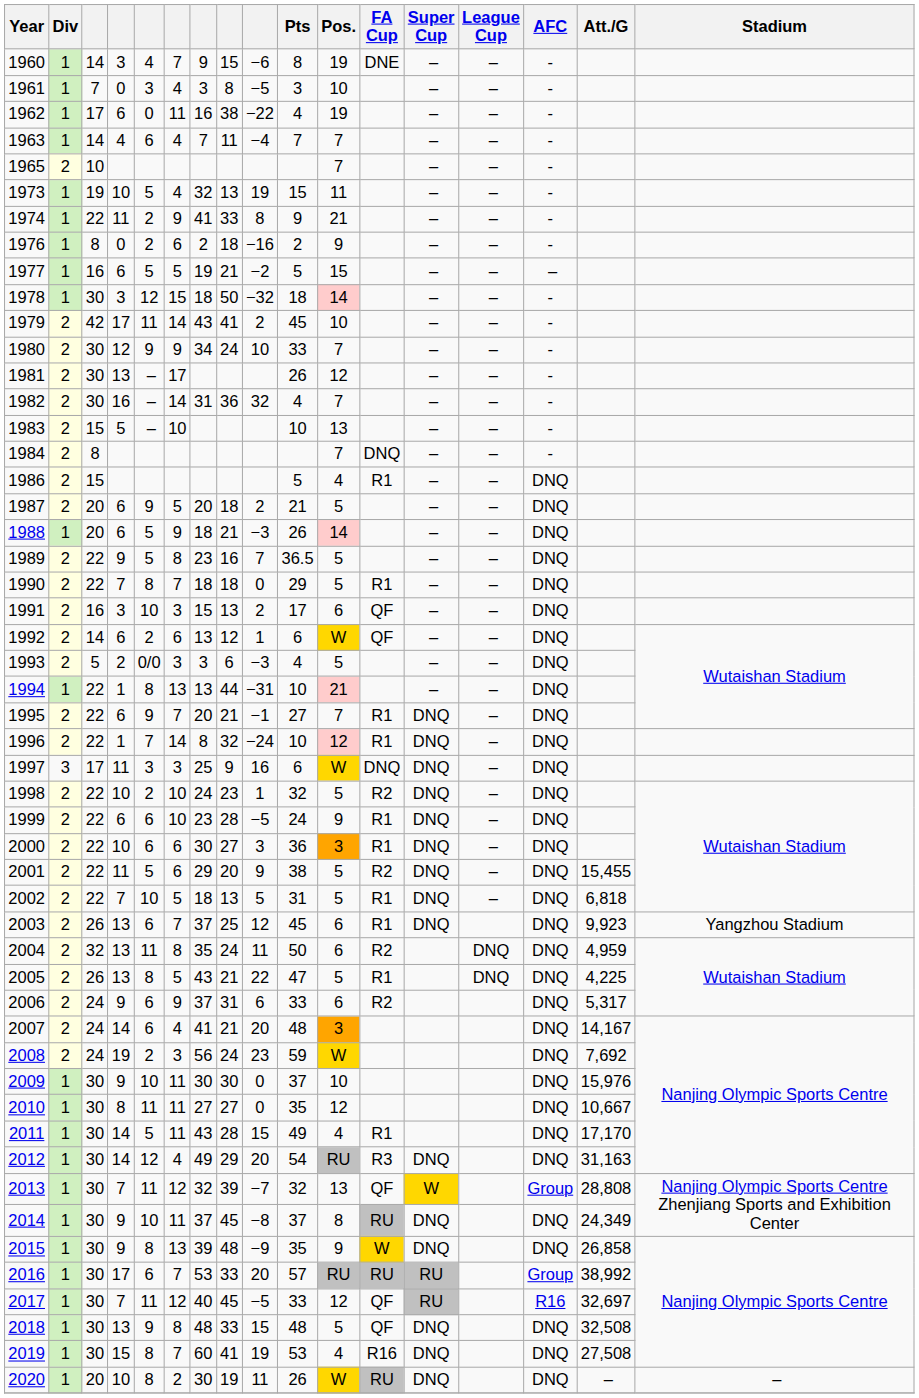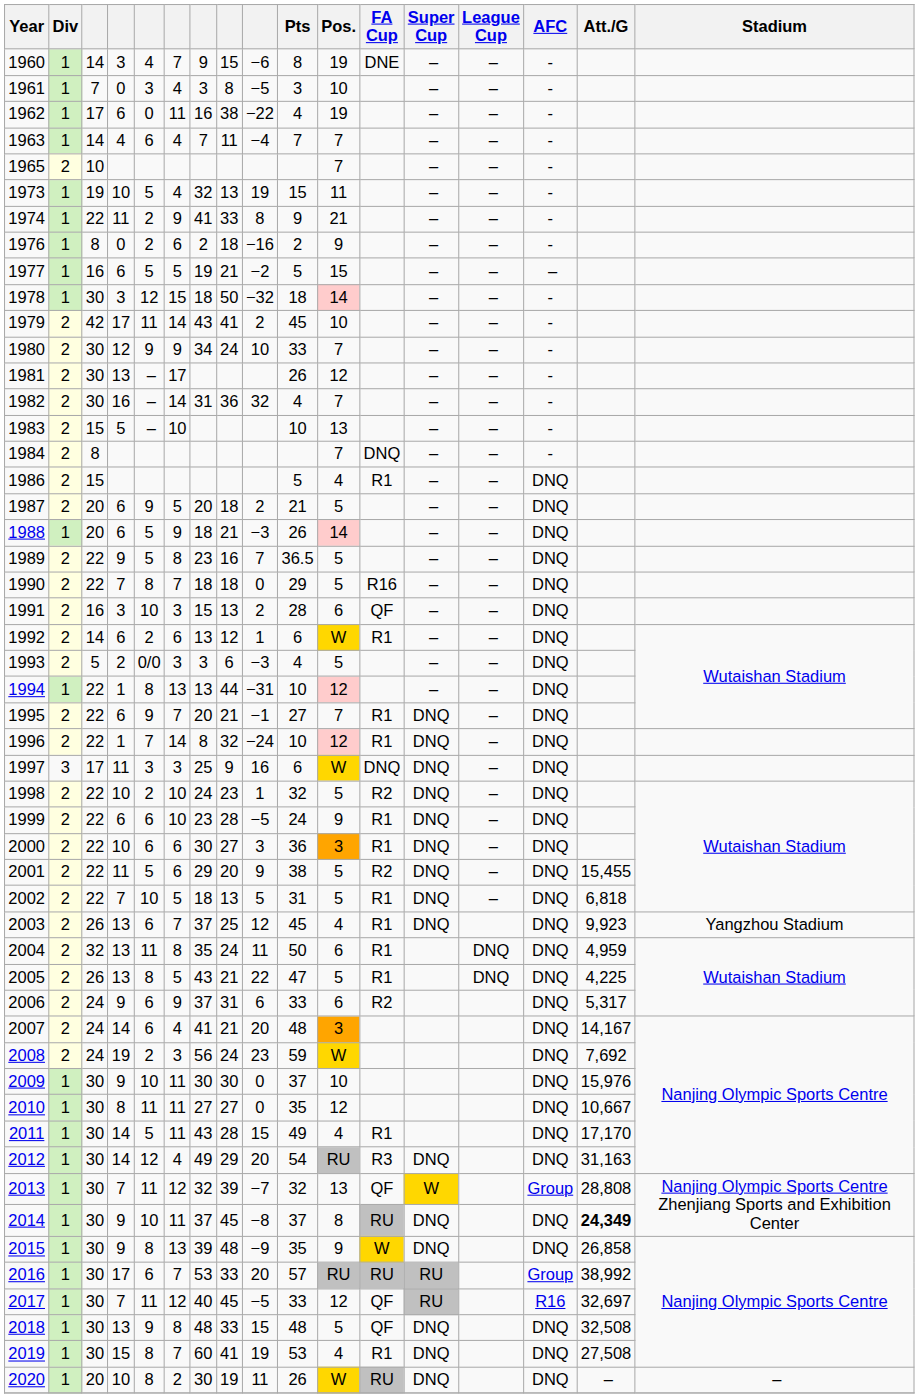(382, 584) R1 -> (382, 584) R16
(298, 611) 17 -> (298, 611) 28
(382, 637) QF -> (382, 637) R1
(339, 689) 21 -> (339, 689) 12
(339, 924) 6 -> (339, 924) 4
(382, 950) R2 -> (382, 950) R1
(606, 1220) normal -> (606, 1220) bold
(382, 1353) R16 -> (382, 1353) R1
